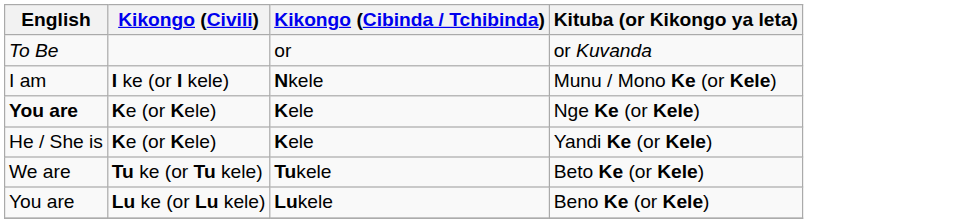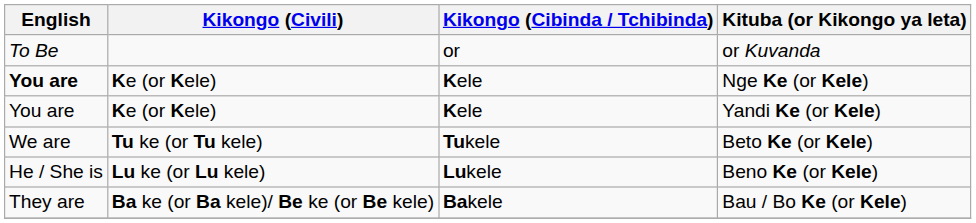- row: (665, 80)
(56, 141) He / She is -> (42, 111) You are
(42, 202) You are -> (56, 171) He / She is
+ row: (815, 202)
